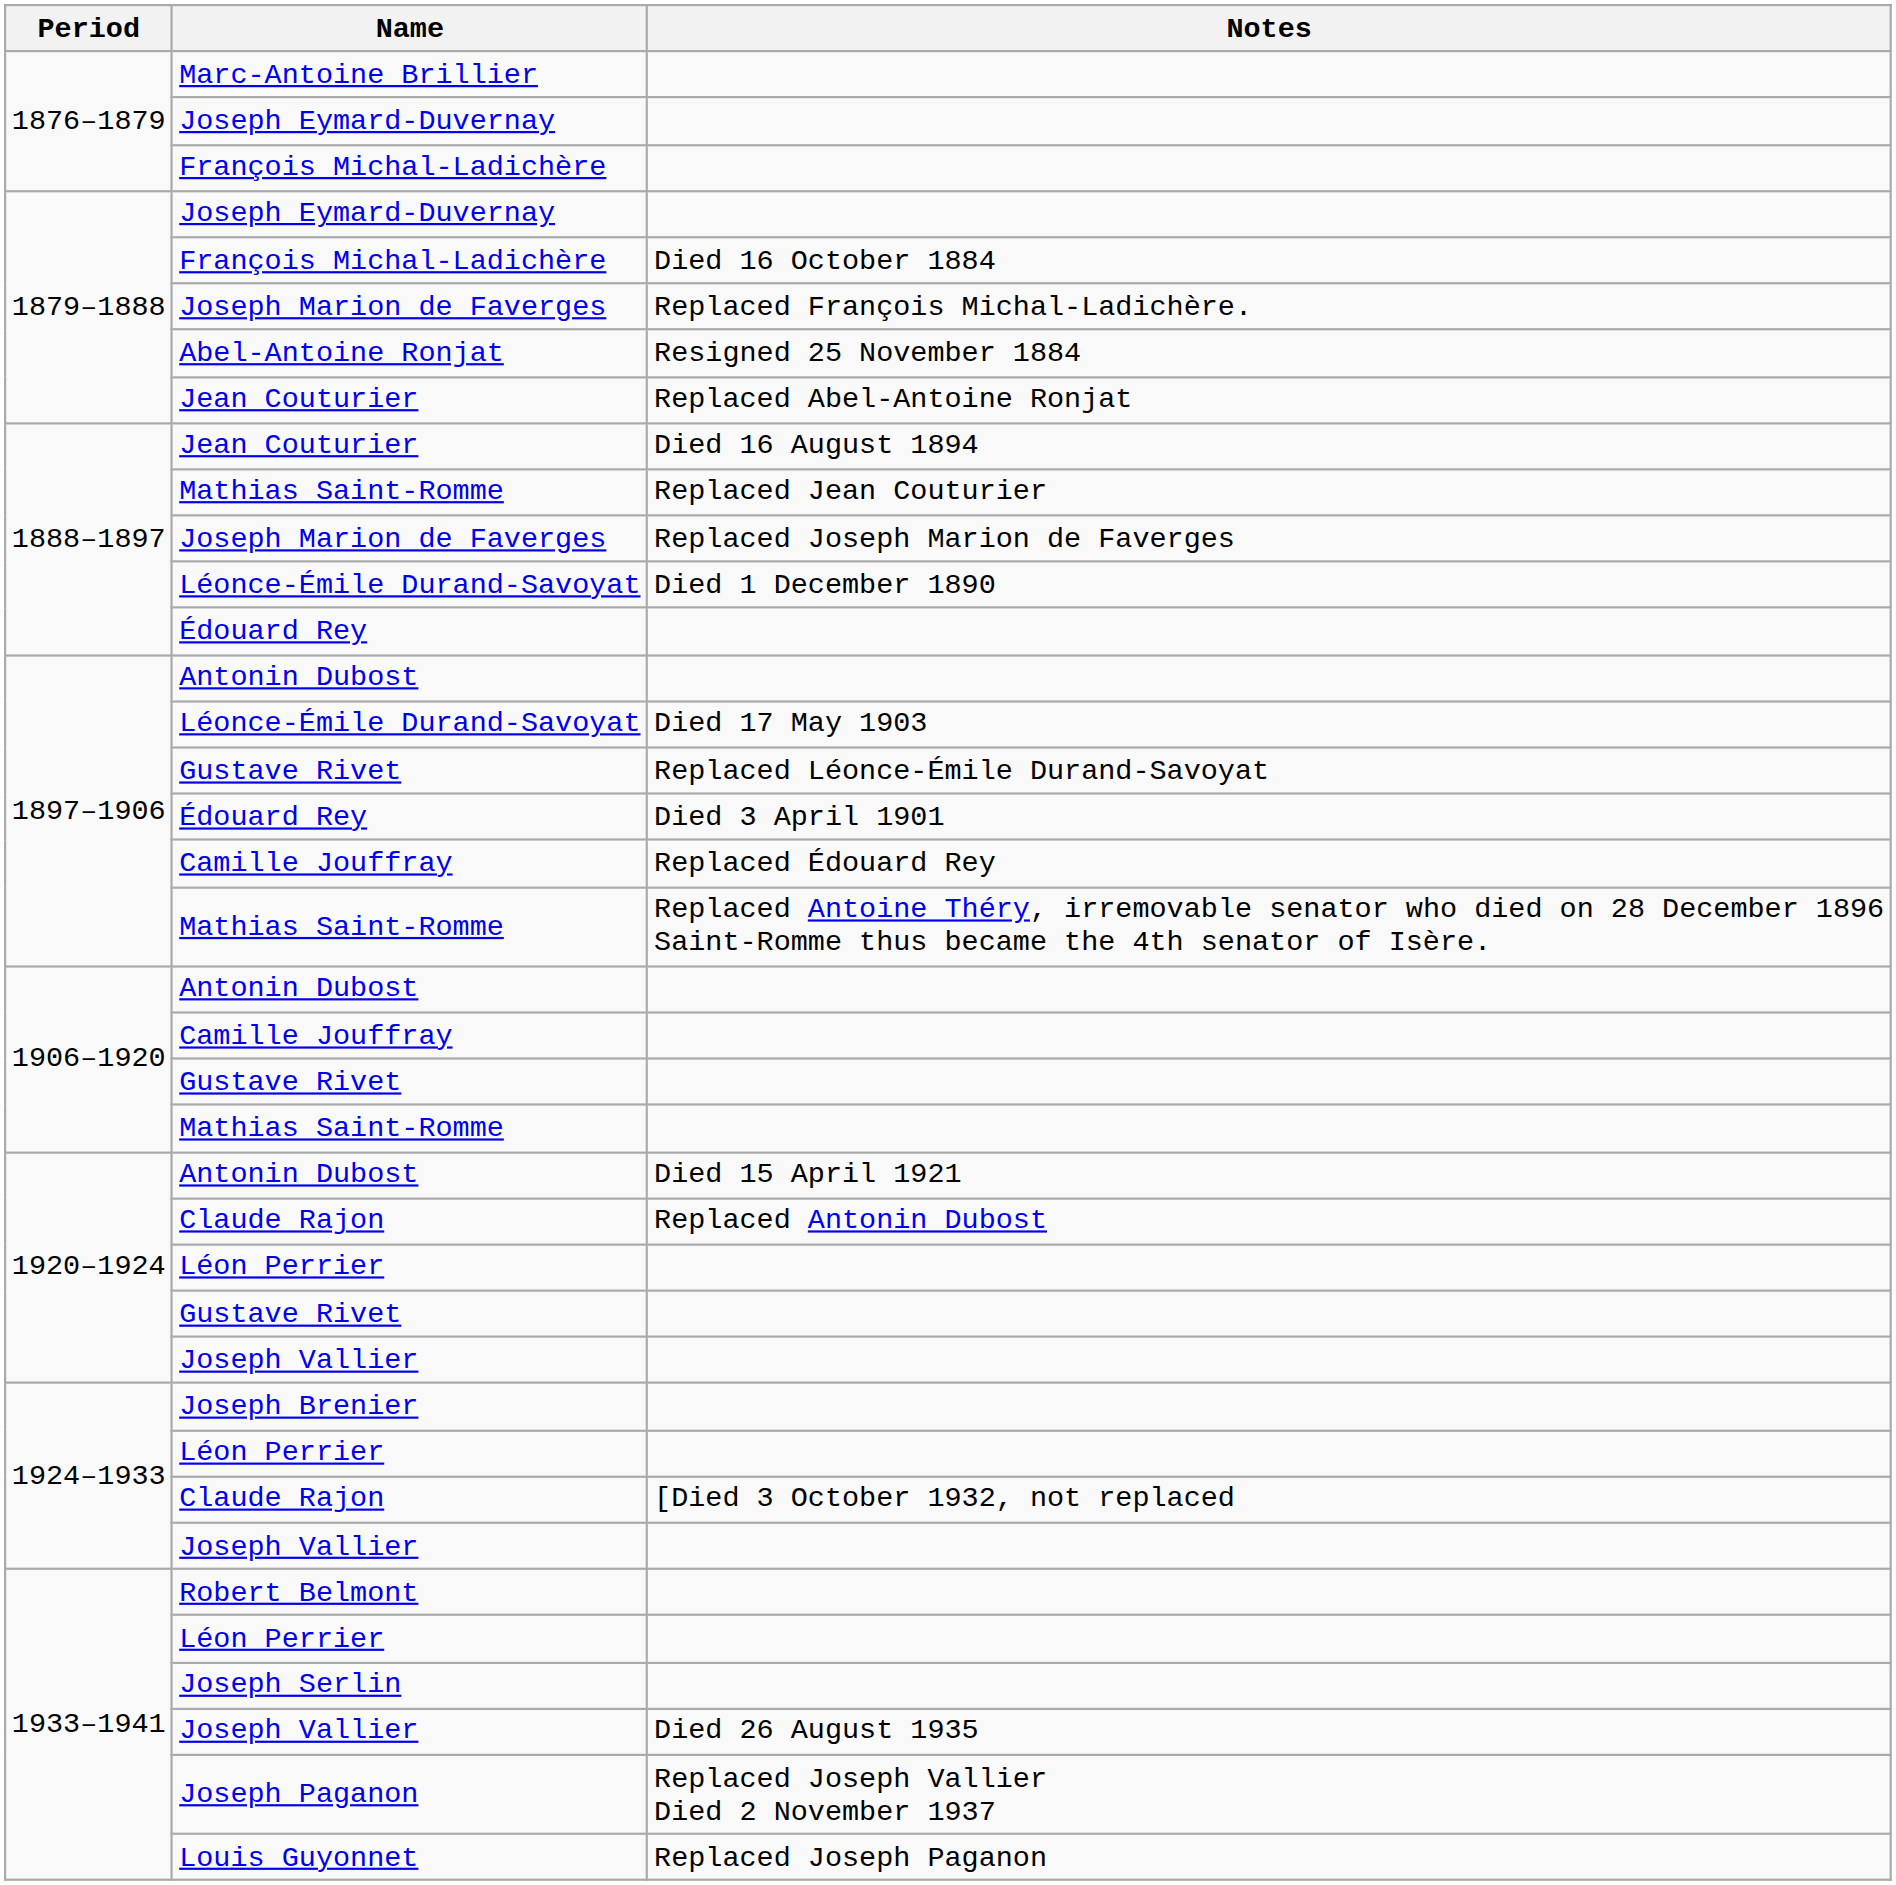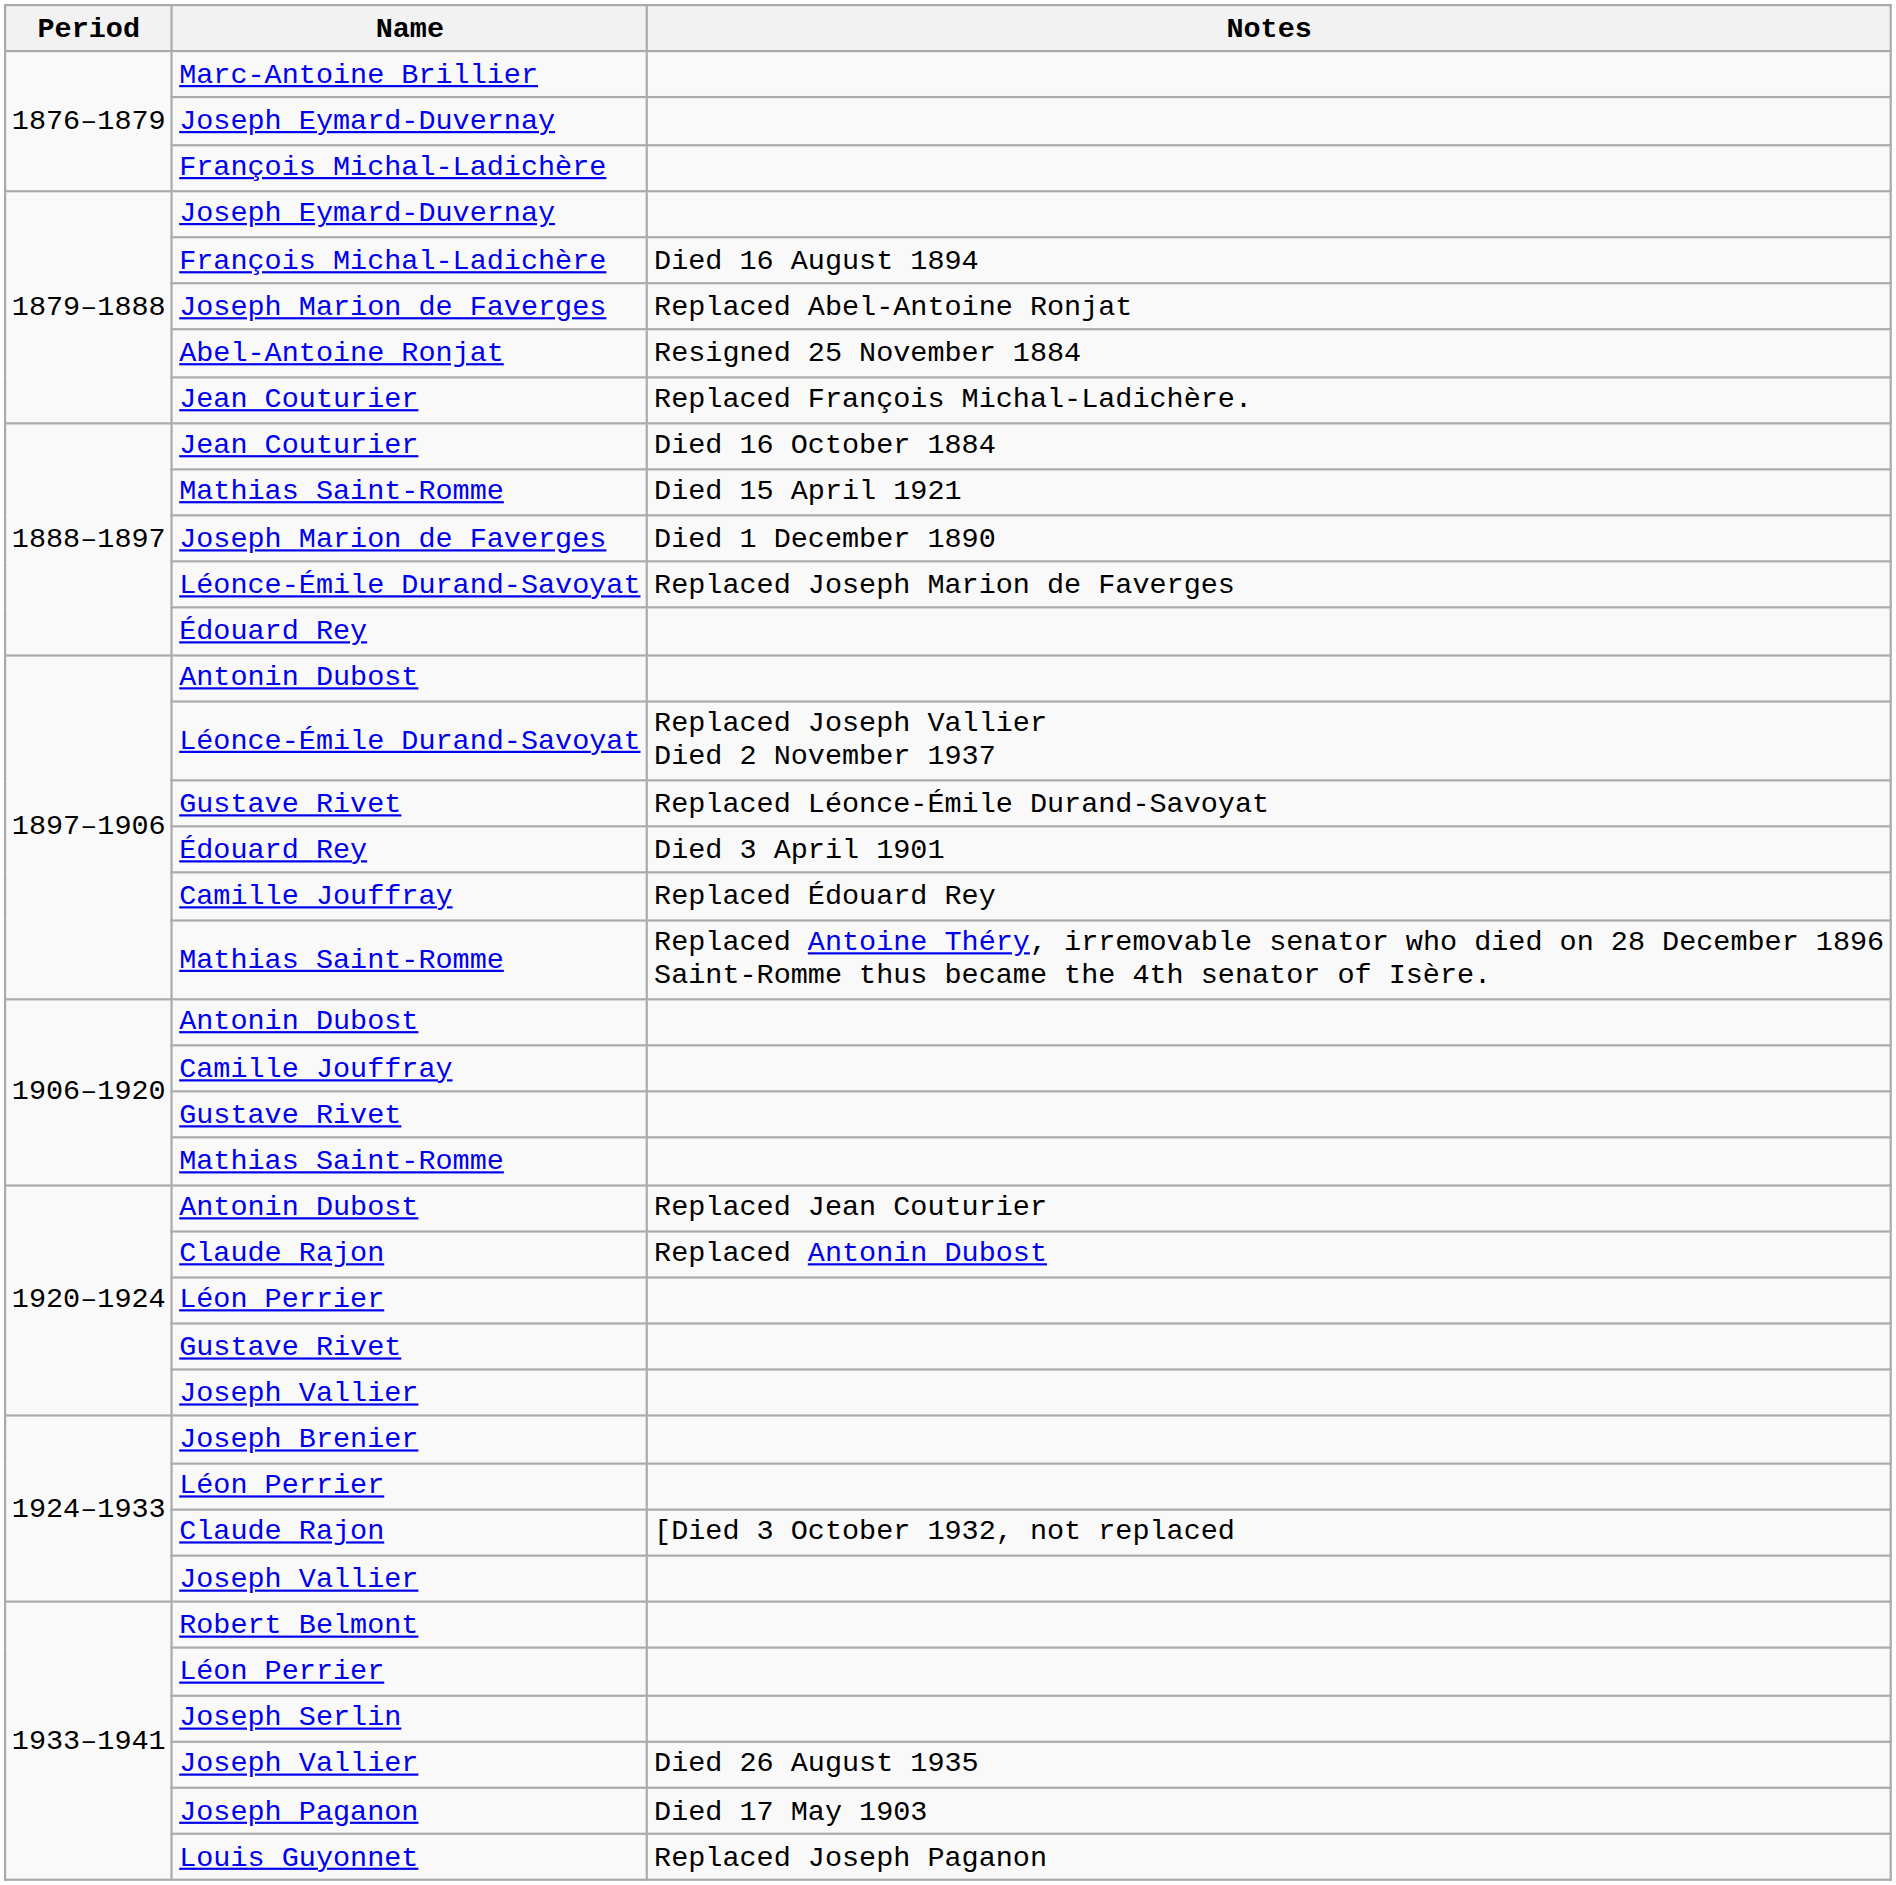(825, 260) Died 16 October 1884 -> (816, 260) Died 16 August 1894
(953, 307) Replaced François Michal-Ladichère. -> (893, 307) Replaced Abel-Antoine Ronjat
(893, 400) Replaced Abel-Antoine Ronjat -> (953, 400) Replaced François Michal-Ladichère.
(816, 446) Died 16 August 1894 -> (825, 446) Died 16 October 1884
(851, 492) Replaced Jean Couturier -> (808, 492) Died 15 April 1921
(945, 539) Replaced Joseph Marion de Faverges -> (825, 539) Died 1 December 1890
(825, 585) Died 1 December 1890 -> (945, 585) Replaced Joseph Marion de Faverges
(791, 724) Died 17 May 1903 -> (851, 741) Replaced Joseph Vallier Died 2 November 1937
(808, 1175) Died 15 April 1921 -> (851, 1208) Replaced Jean Couturier
(851, 1794) Replaced Joseph Vallier Died 2 November 1937 -> (791, 1811) Died 17 May 1903
